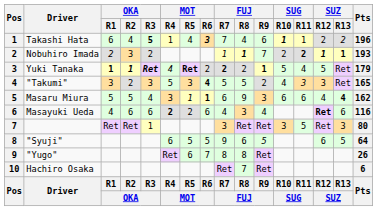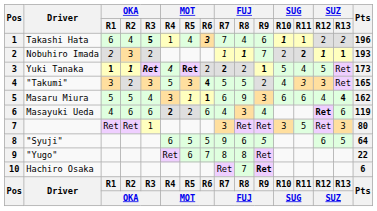(363, 69) 179 -> (363, 69) 173
(363, 112) 116 -> (363, 112) 119
(363, 155) 26 -> (363, 155) 22
(264, 170) normal -> (264, 170) bold
